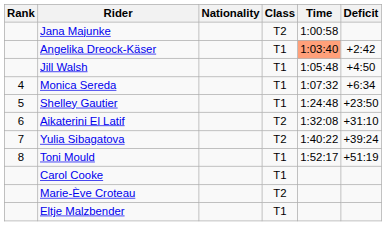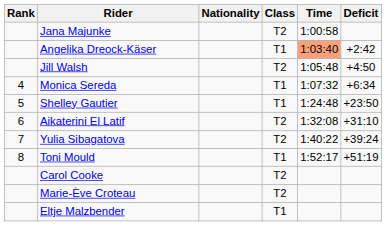(280, 67) T1 -> (280, 67) T2
(280, 175) T1 -> (280, 175) T2
